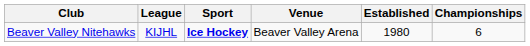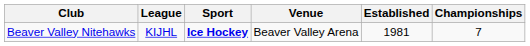(397, 32) 1980 -> (397, 32) 1981
(479, 32) 6 -> (479, 32) 7
